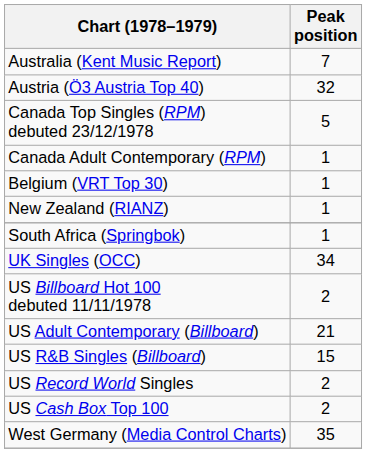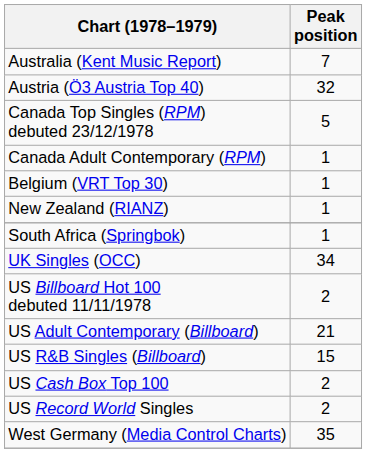rows swapped: (88, 408) <-> (101, 383)
